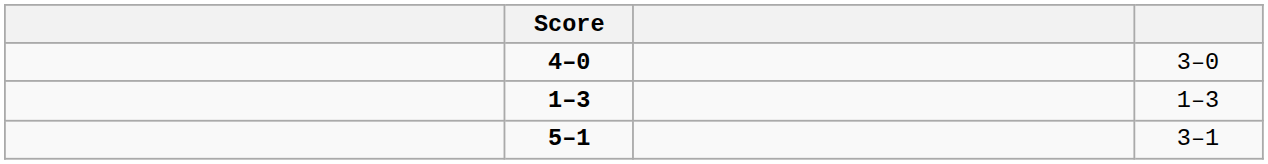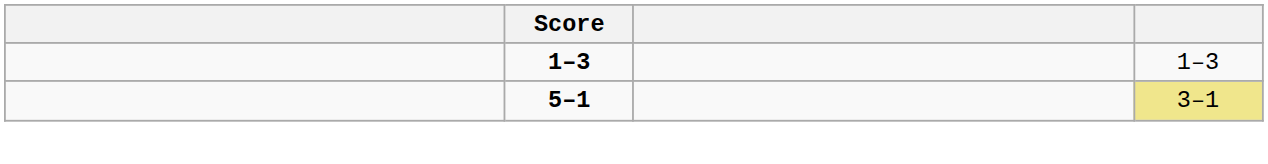- row: (569, 62)
(1198, 139) no background -> (1198, 101) khaki background
